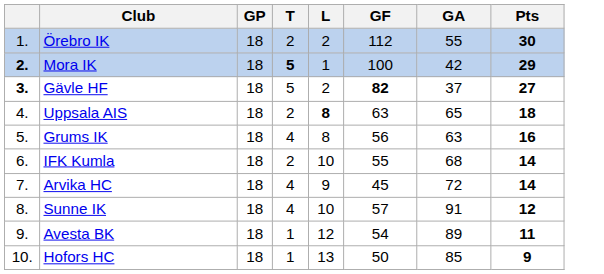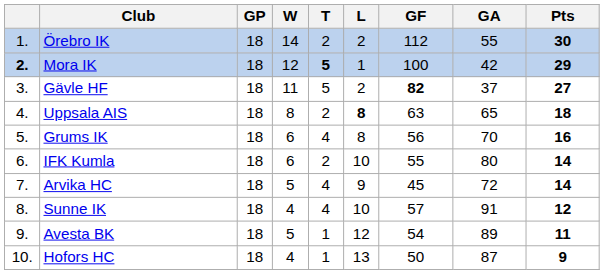+ column: (290, 16)
(22, 88) bold -> (22, 88) normal
(454, 137) 63 -> (489, 137) 70
(454, 161) 68 -> (489, 161) 80
(454, 257) 85 -> (489, 257) 87
